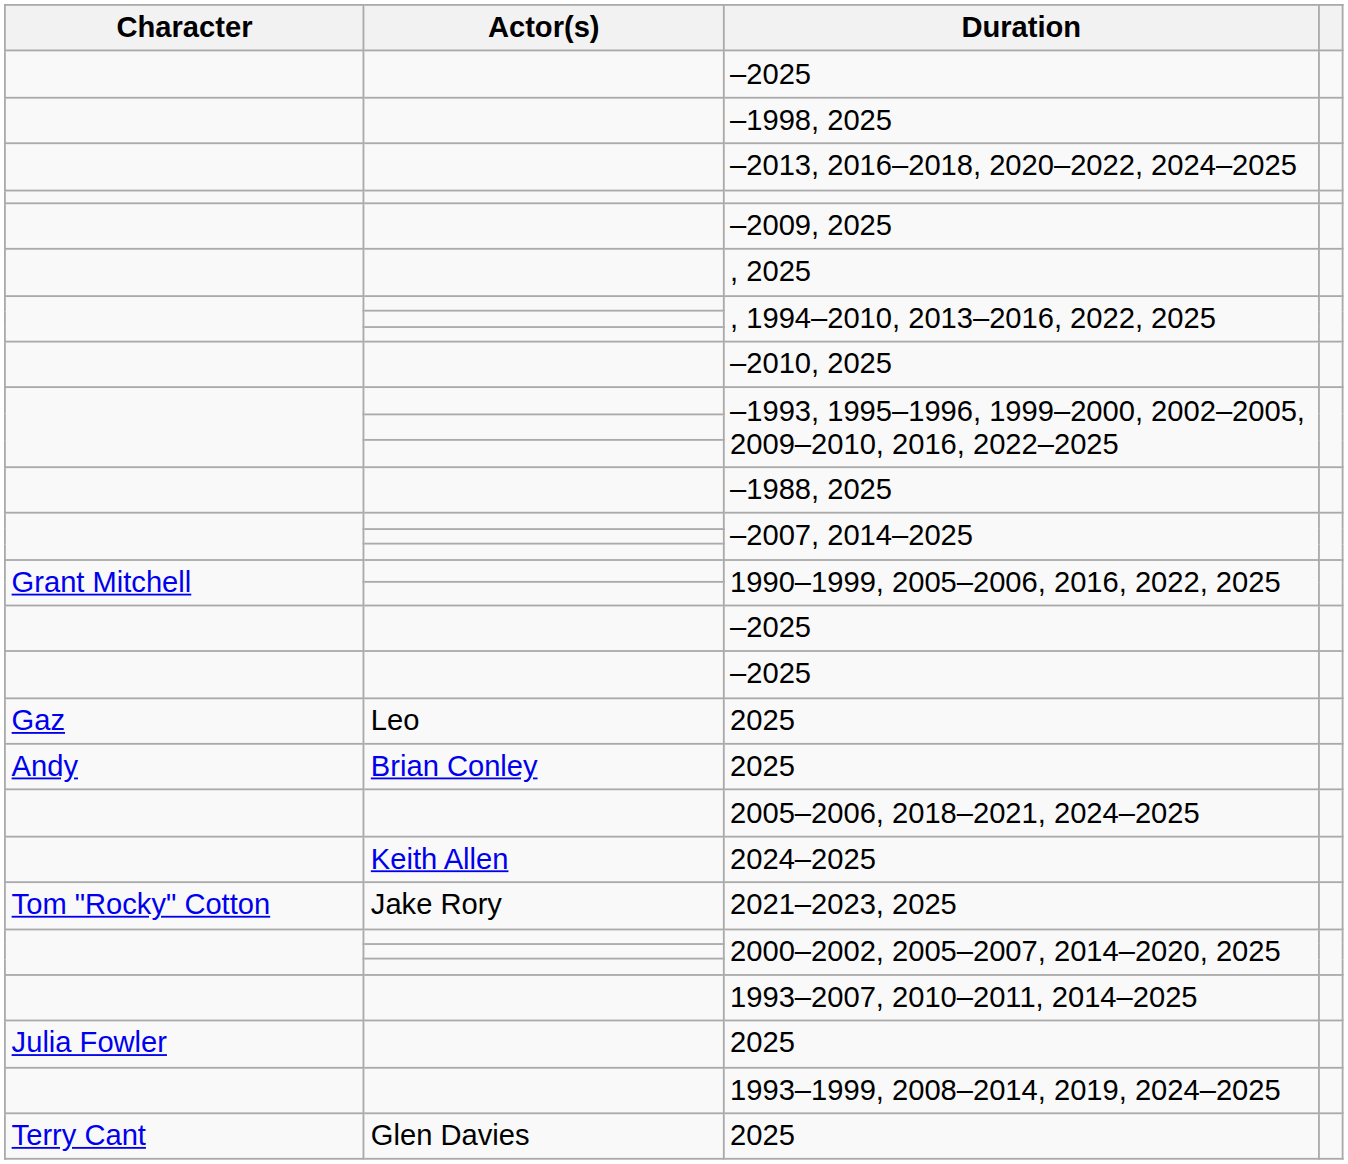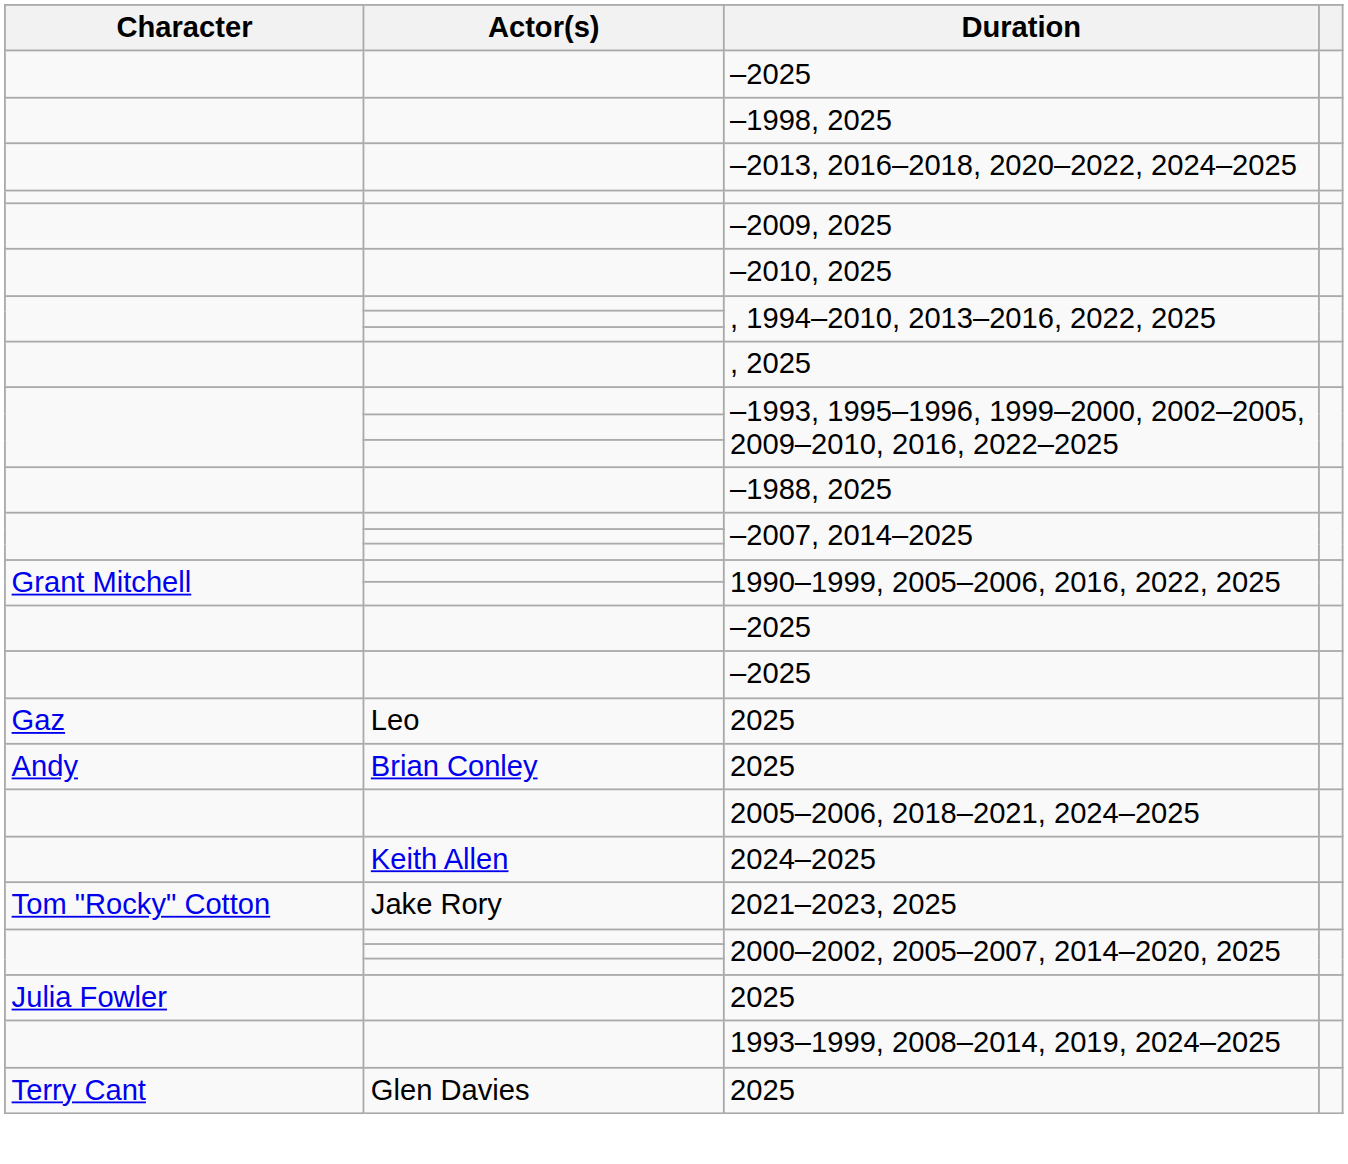rows swapped: (185, 365) <-> (185, 272)
- row: (185, 998)
